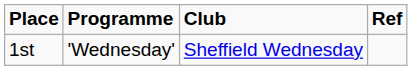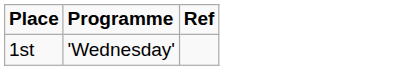- column: (205, 19)
